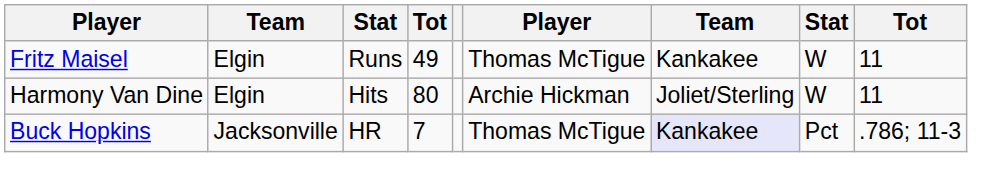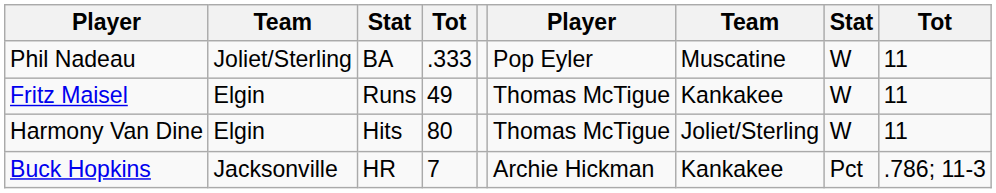+ row: (73, 59)
(549, 95) Archie Hickman -> (582, 132) Thomas McTigue
(557, 132) Thomas McTigue -> (574, 168) Archie Hickman
(707, 132) lavender background -> (732, 168) no background
